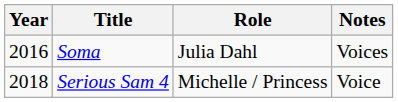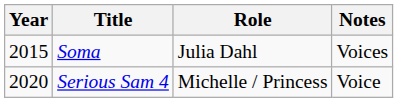(29, 50) 2016 -> (29, 50) 2015
(29, 81) 2018 -> (29, 81) 2020
